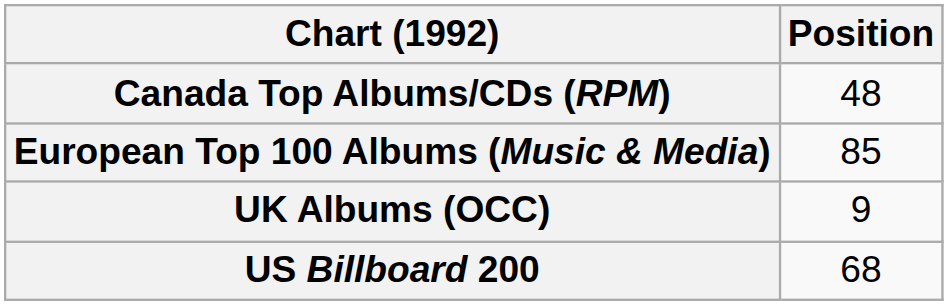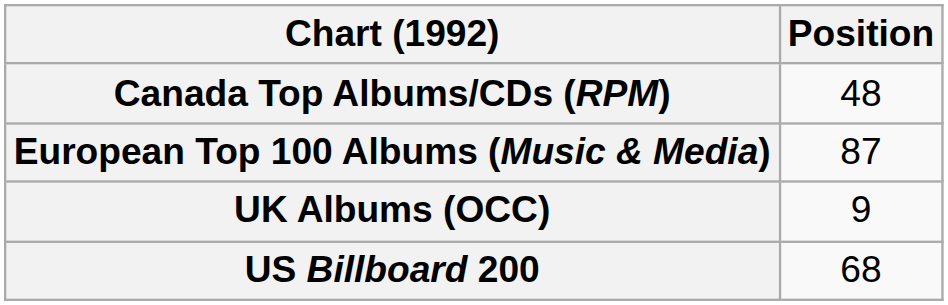(861, 151) 85 -> (861, 151) 87
